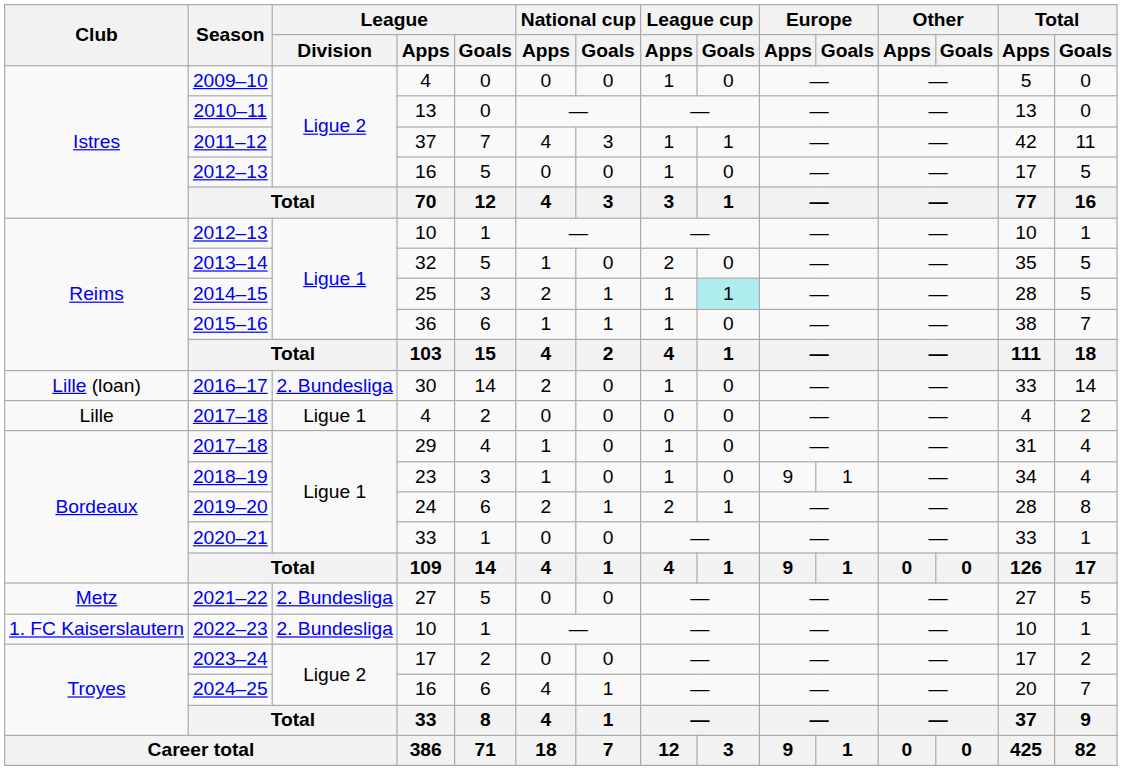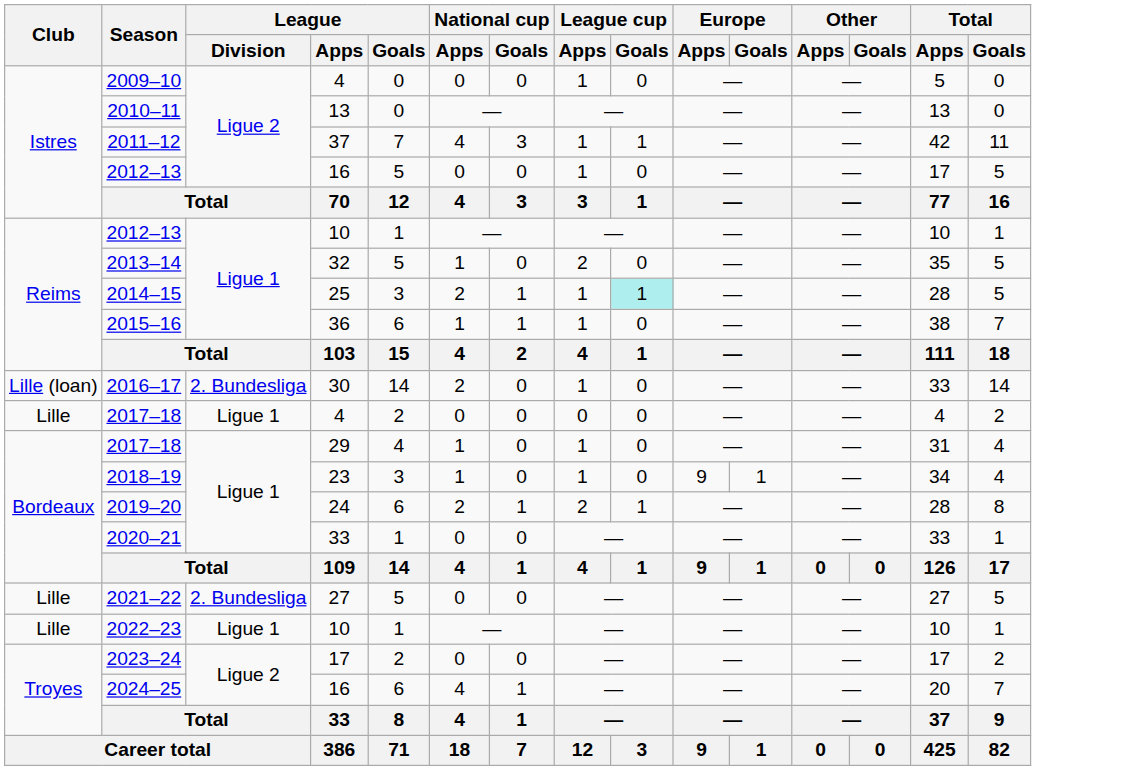(97, 598) Metz -> (53, 598) Lille
(97, 628) 1. FC Kaiserslautern -> (53, 628) Lille
(335, 628) 2. Bundesliga -> (248, 628) Ligue 1
